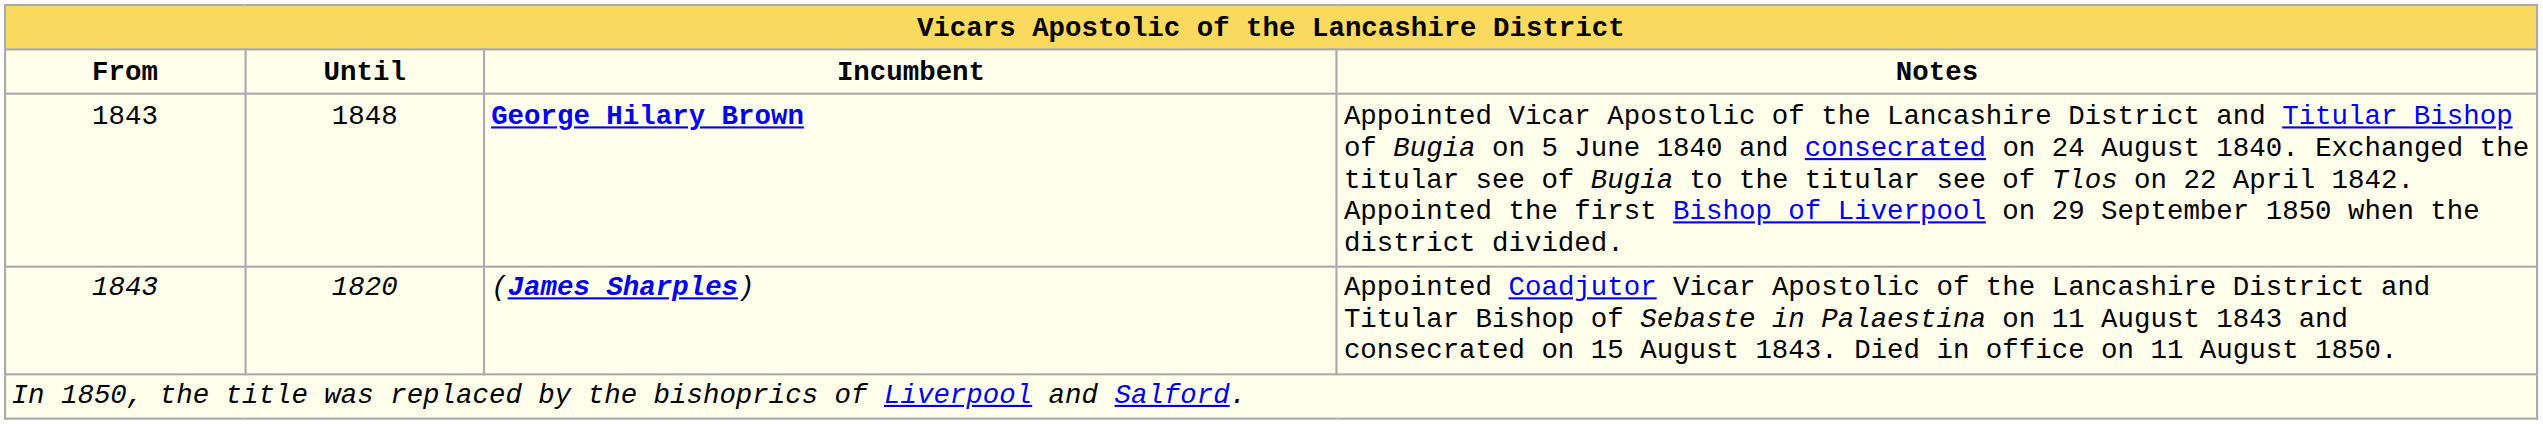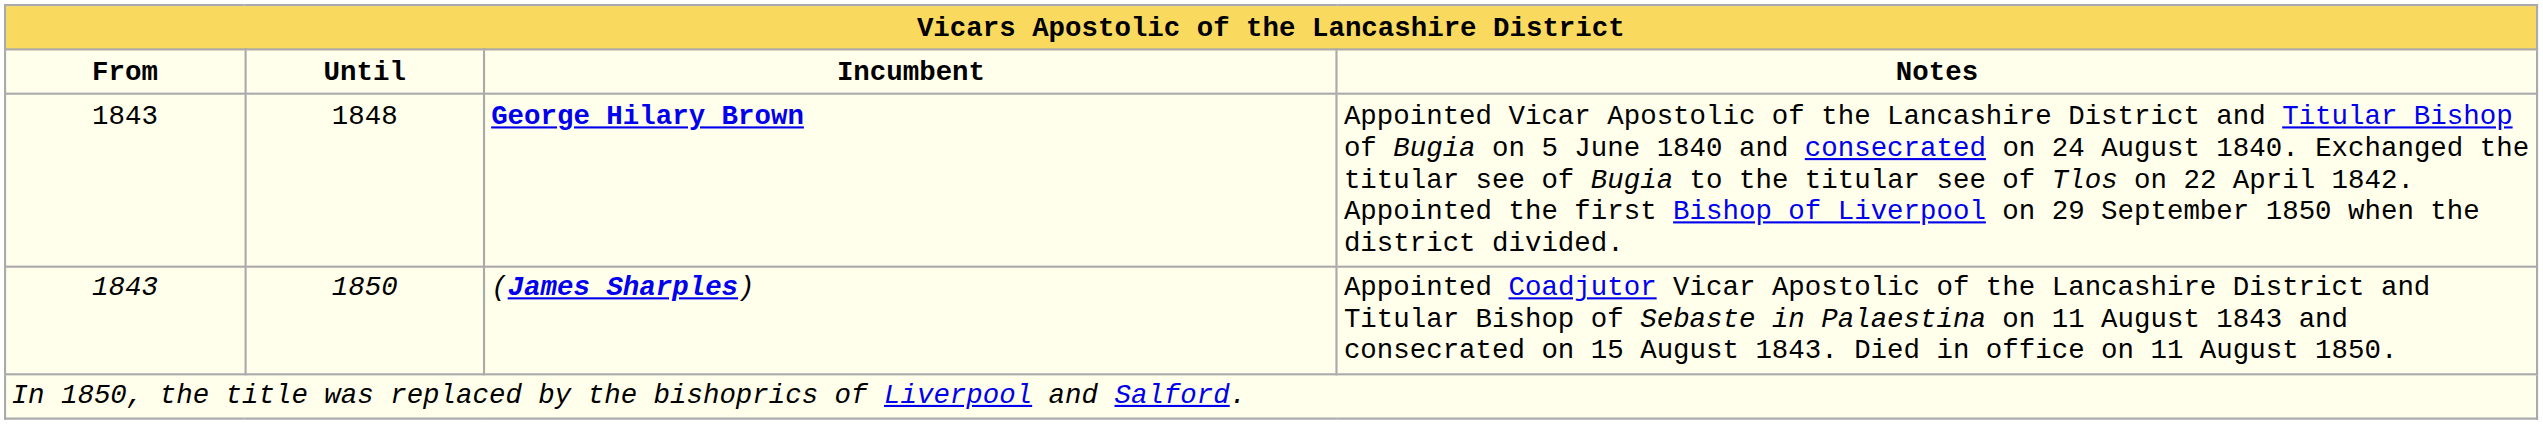(365, 288) 1820 -> (365, 288) 1850
